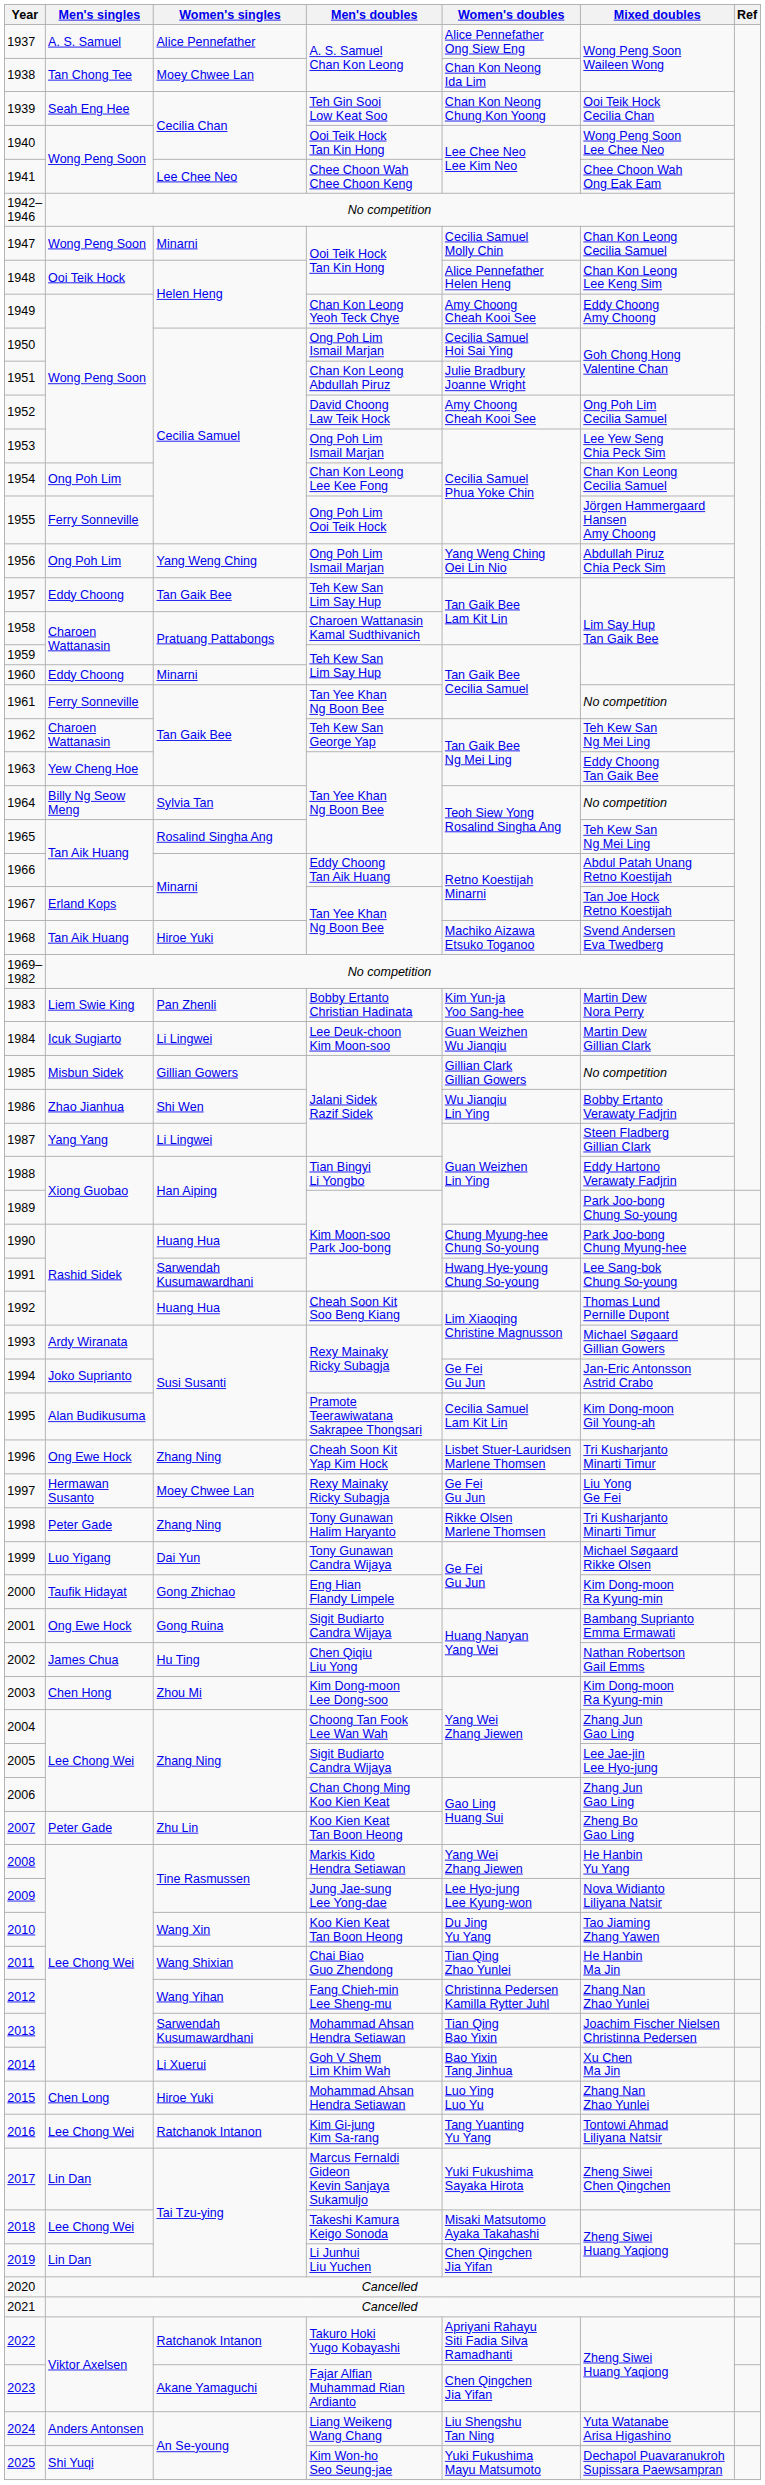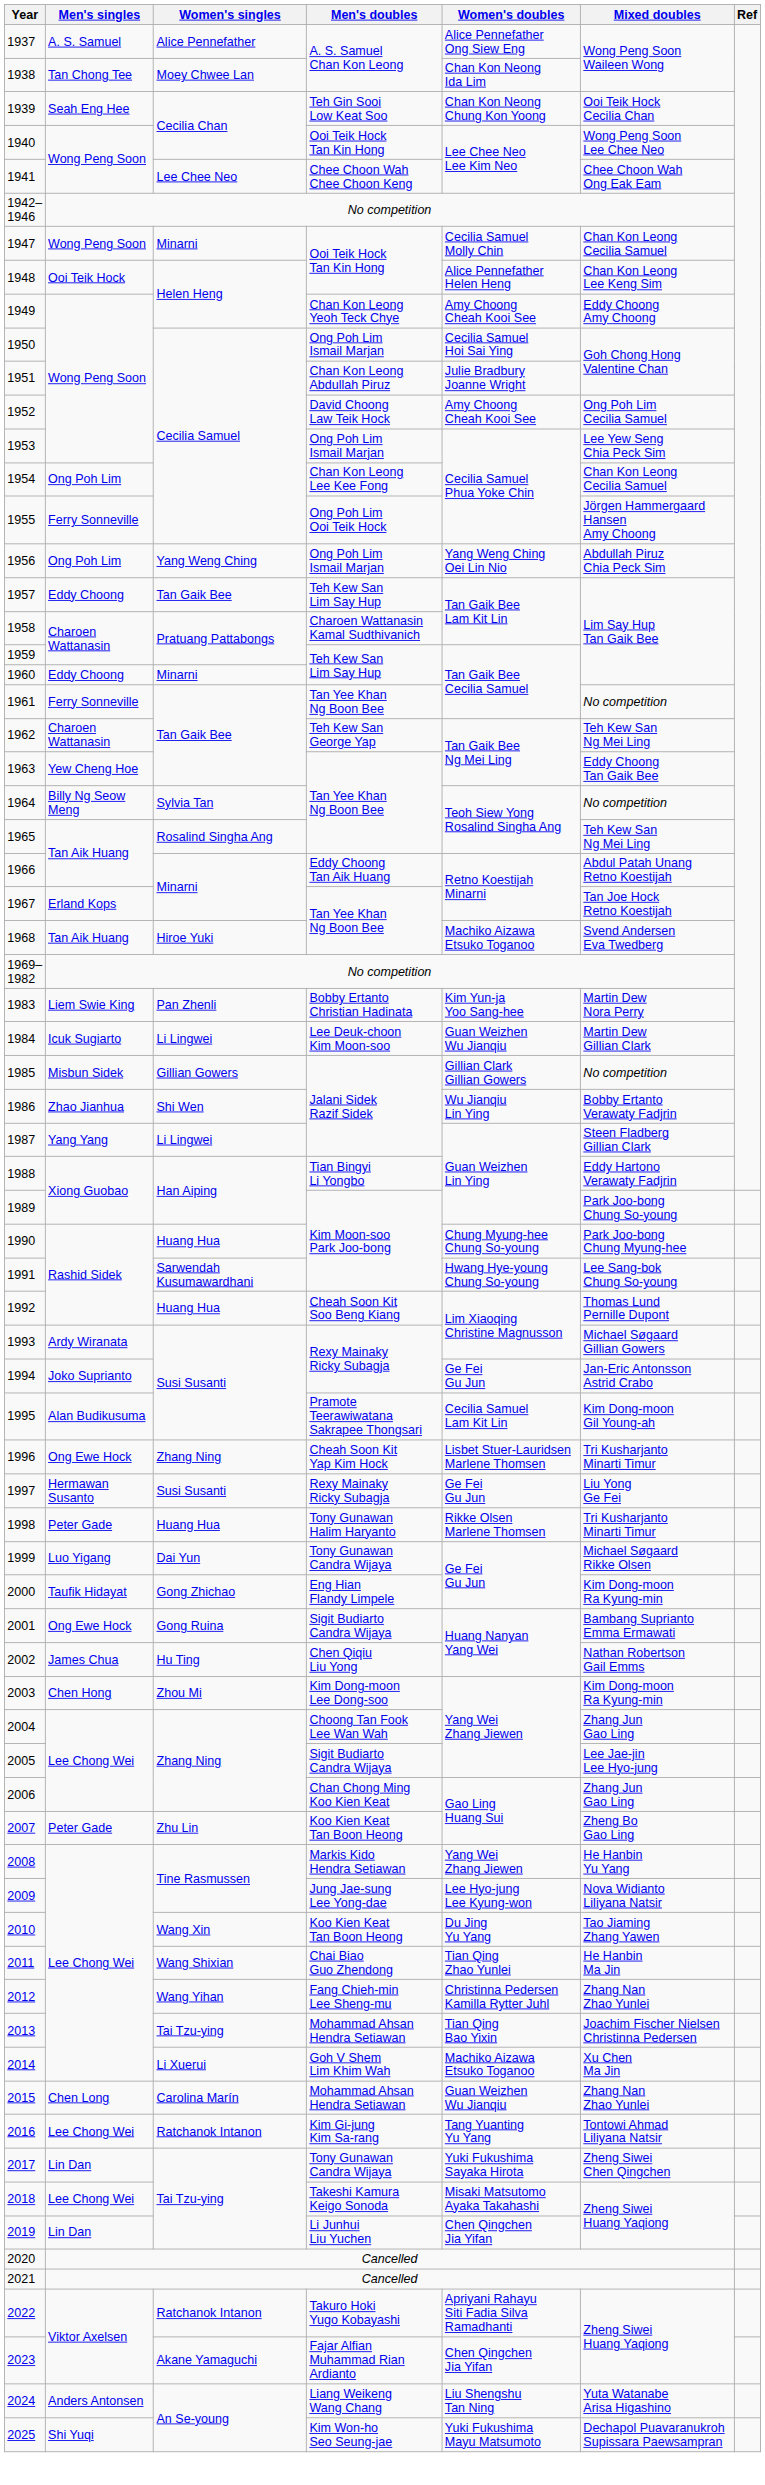(205, 1491) Moey Chwee Lan -> (191, 1491) Susi Susanti
(189, 1525) Zhang Ning -> (188, 1525) Huang Hua
(205, 2031) Sarwendah Kusumawardhani -> (190, 2031) Tai Tzu-ying
(479, 2064) Bao Yixin Tang Jinhua -> (490, 2064) Machiko Aizawa Etsuko Toganoo
(185, 2098) Hiroe Yuki -> (198, 2098) Carolina Marín
(469, 2098) Luo Ying Luo Yu -> (486, 2098) Guan Weizhen Wu Jianqiu
(354, 2179) Marcus Fernaldi Gideon Kevin Sanjaya Sukamuljo -> (351, 2165) Tony Gunawan Candra Wijaya
